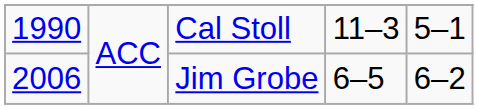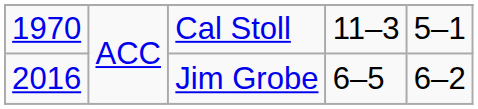(47, 29) 1990 -> (47, 29) 1970
(47, 78) 2006 -> (47, 78) 2016
